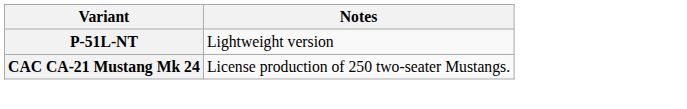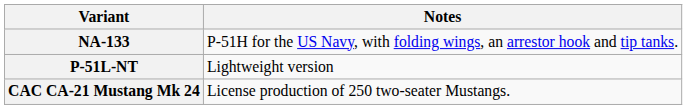+ row: (104, 41)
